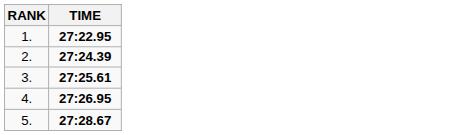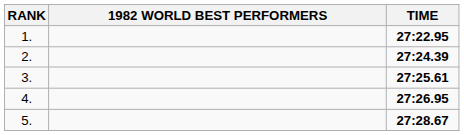+ column: (218, 15)
